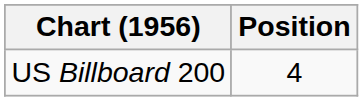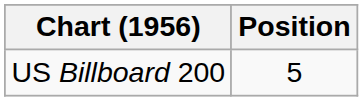(294, 72) 4 -> (294, 72) 5
